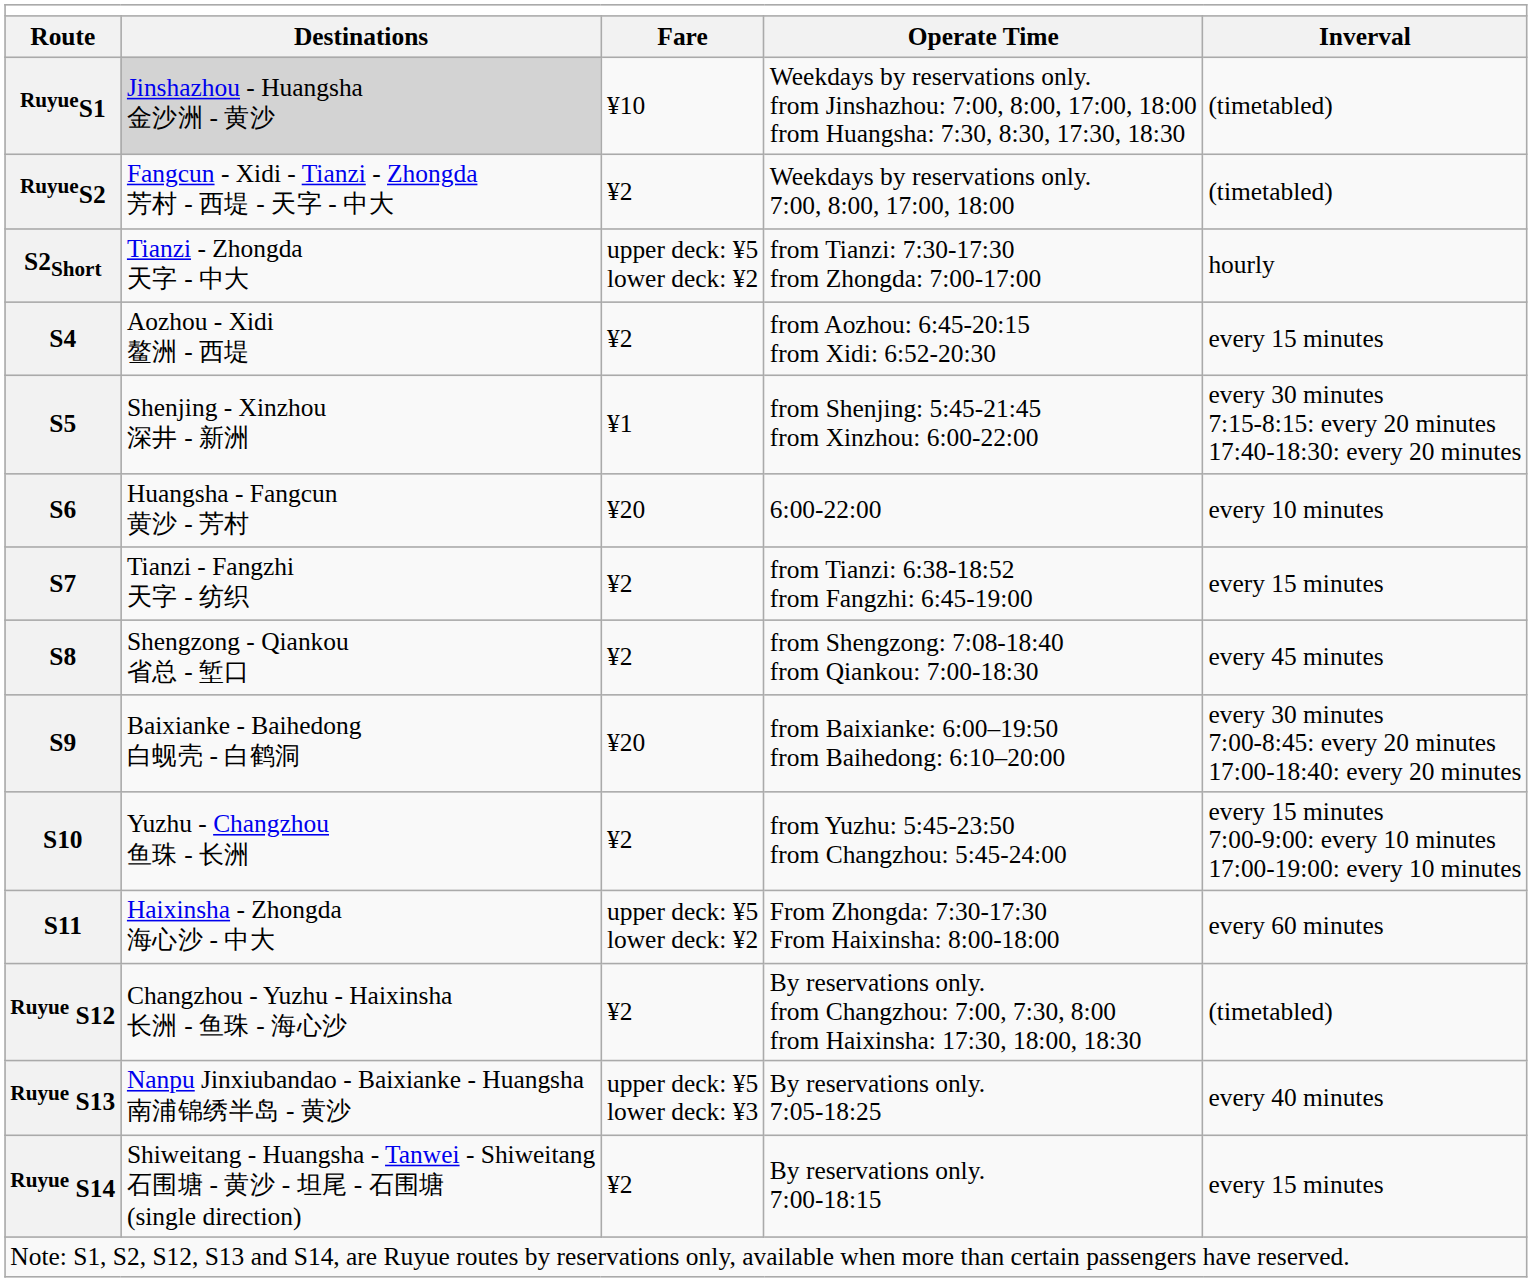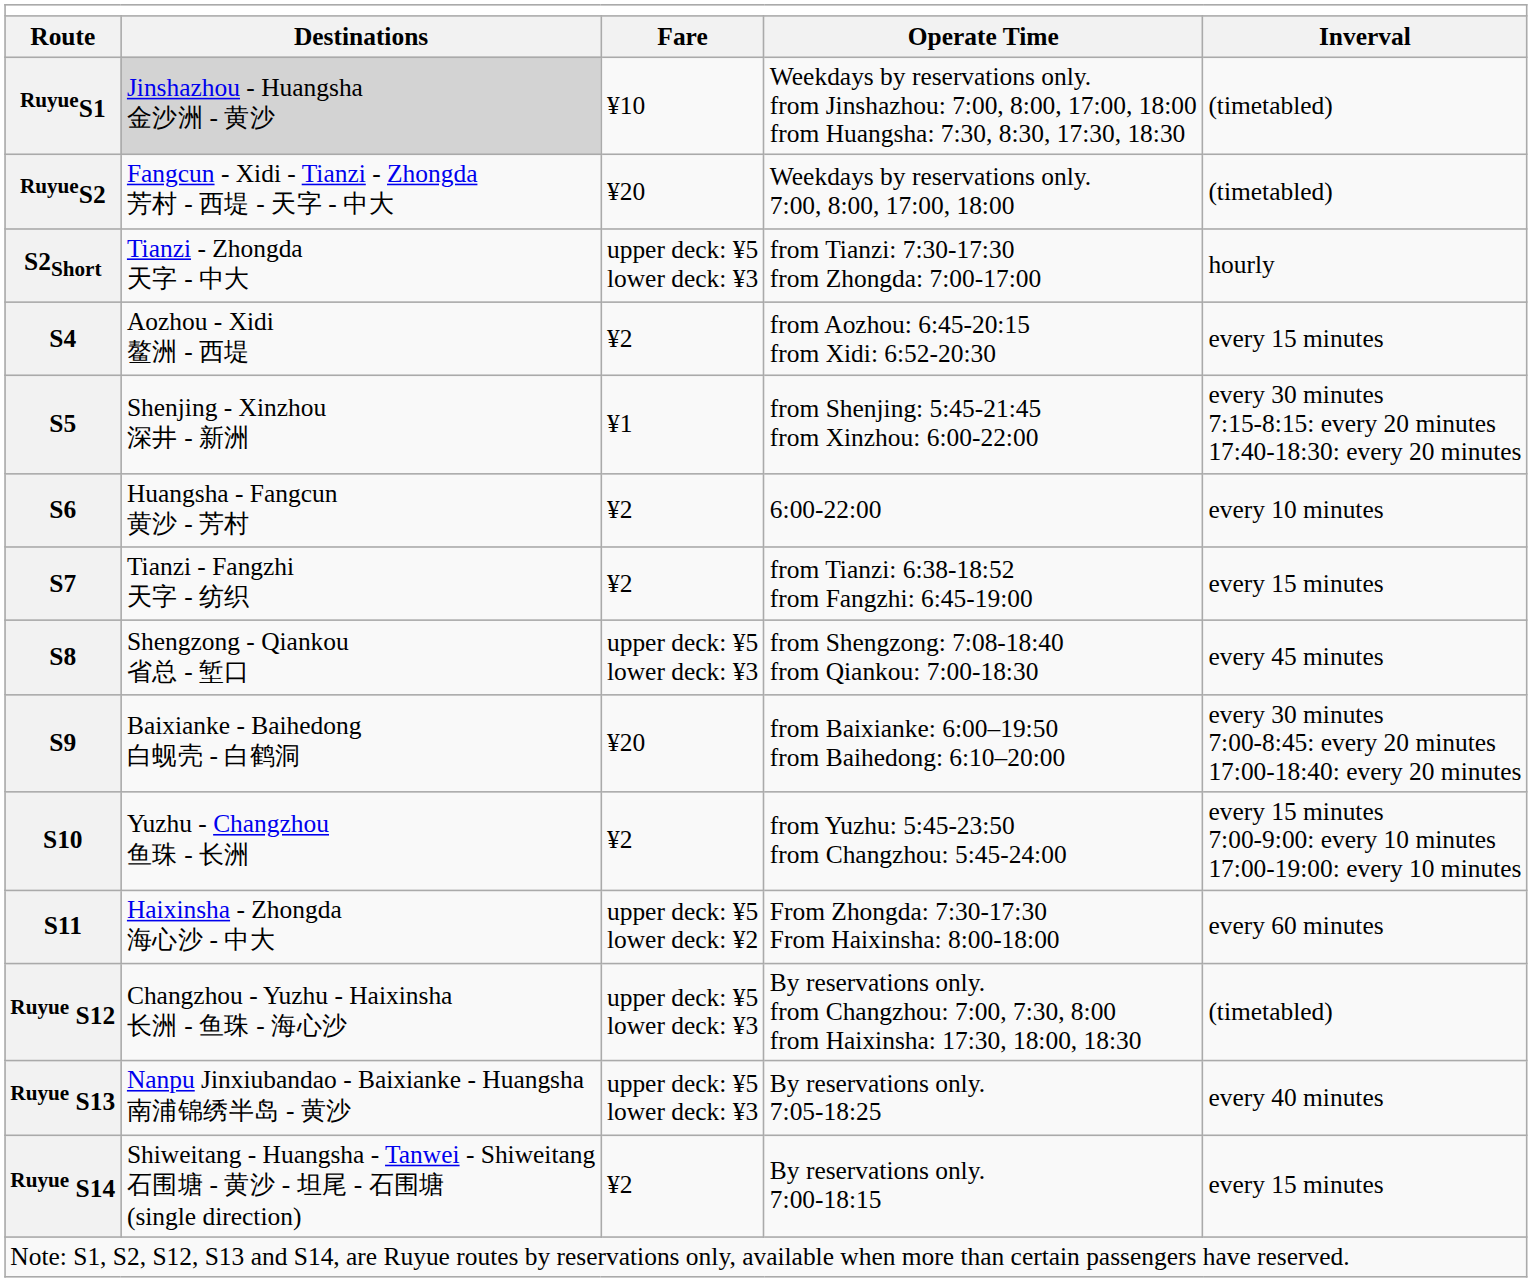(620, 191) ¥2 -> (626, 191) ¥20
(683, 264) upper deck: ¥5 lower deck: ¥2 -> (683, 264) upper deck: ¥5 lower deck: ¥3
(626, 509) ¥20 -> (620, 509) ¥2
(620, 657) ¥2 -> (683, 657) upper deck: ¥5 lower deck: ¥3
(620, 1011) ¥2 -> (683, 1011) upper deck: ¥5 lower deck: ¥3
